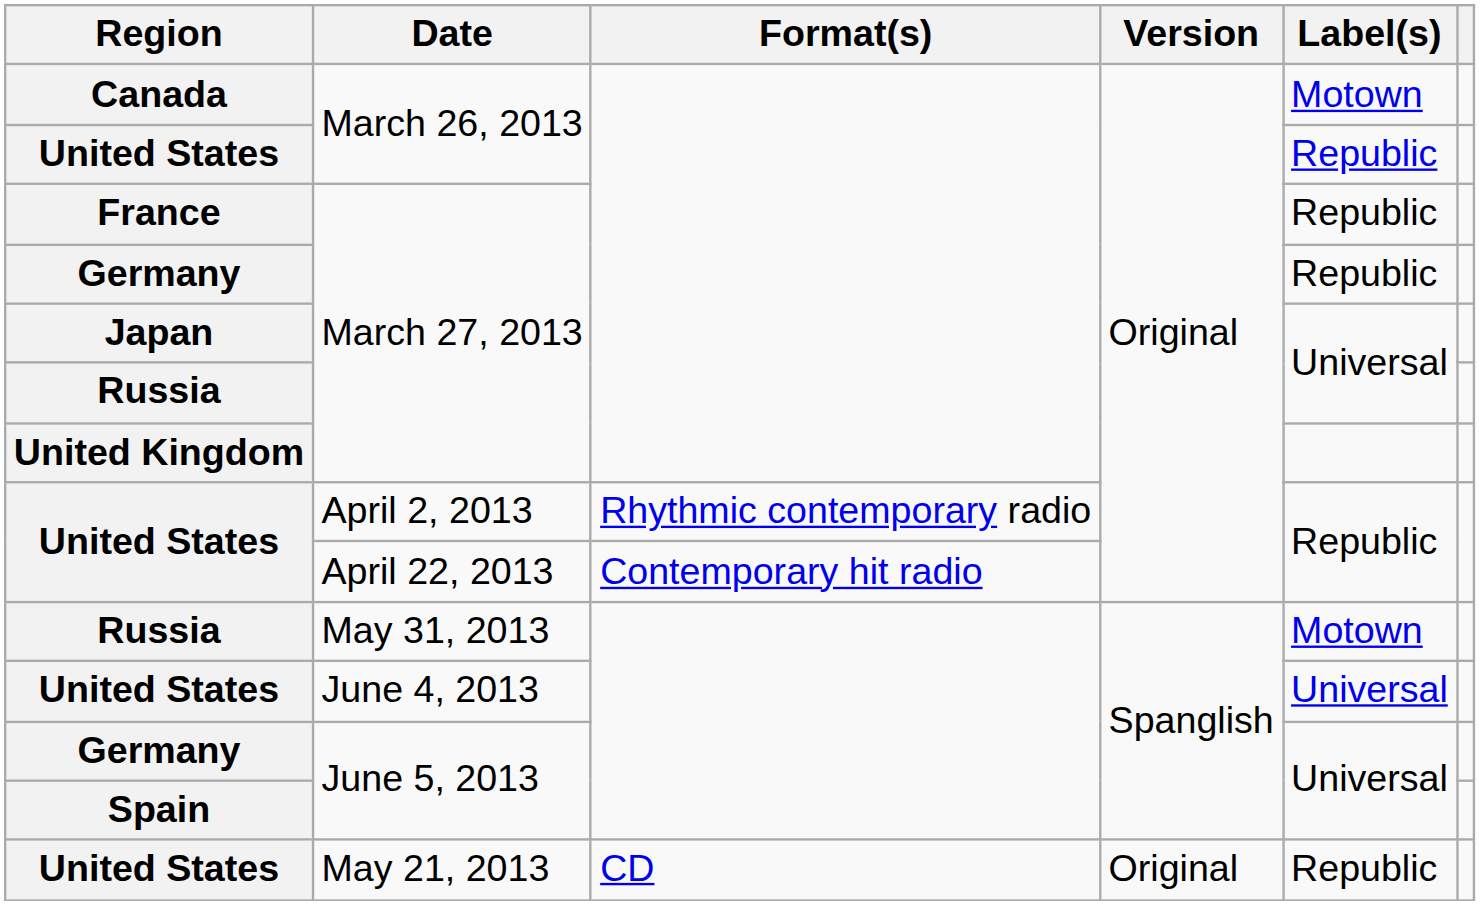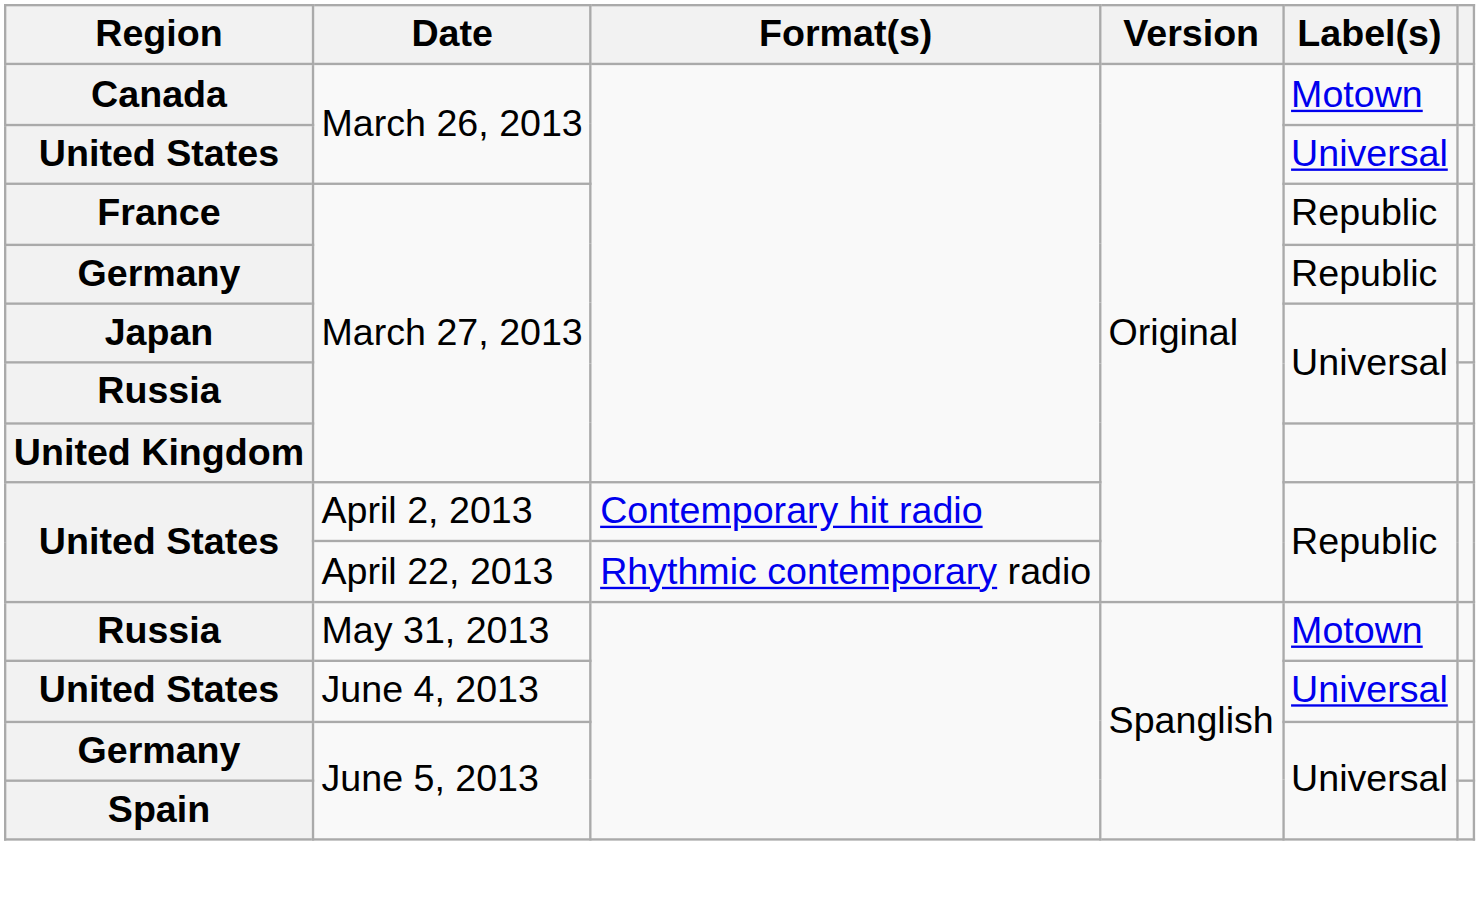(1364, 153) Republic -> (1369, 153) Universal
(846, 511) Rhythmic contemporary radio -> (791, 511) Contemporary hit radio
(791, 570) Contemporary hit radio -> (846, 570) Rhythmic contemporary radio
- row: (159, 869)
